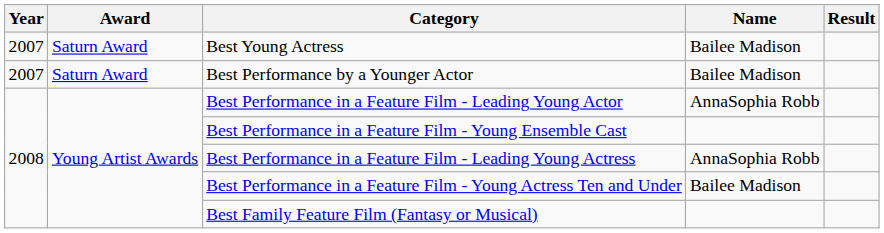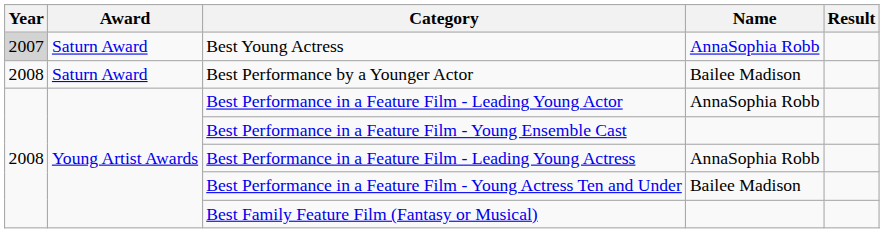(26, 46) no background -> (26, 46) lightgrey background
(745, 46) Bailee Madison -> (755, 46) AnnaSophia Robb
(26, 74) 2007 -> (26, 74) 2008
